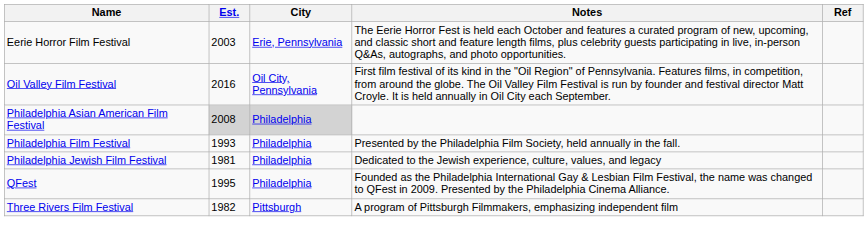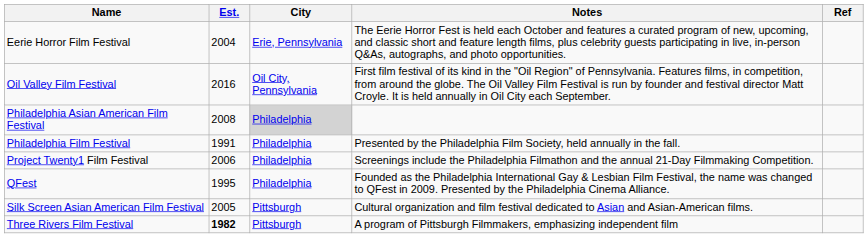(223, 42) 2003 -> (223, 42) 2004
(223, 119) lightgrey background -> (223, 119) no background
(223, 143) 1993 -> (223, 143) 1991
- row: (87, 160)
+ row: (77, 160)
+ row: (105, 207)
(223, 207) normal -> (223, 224) bold
